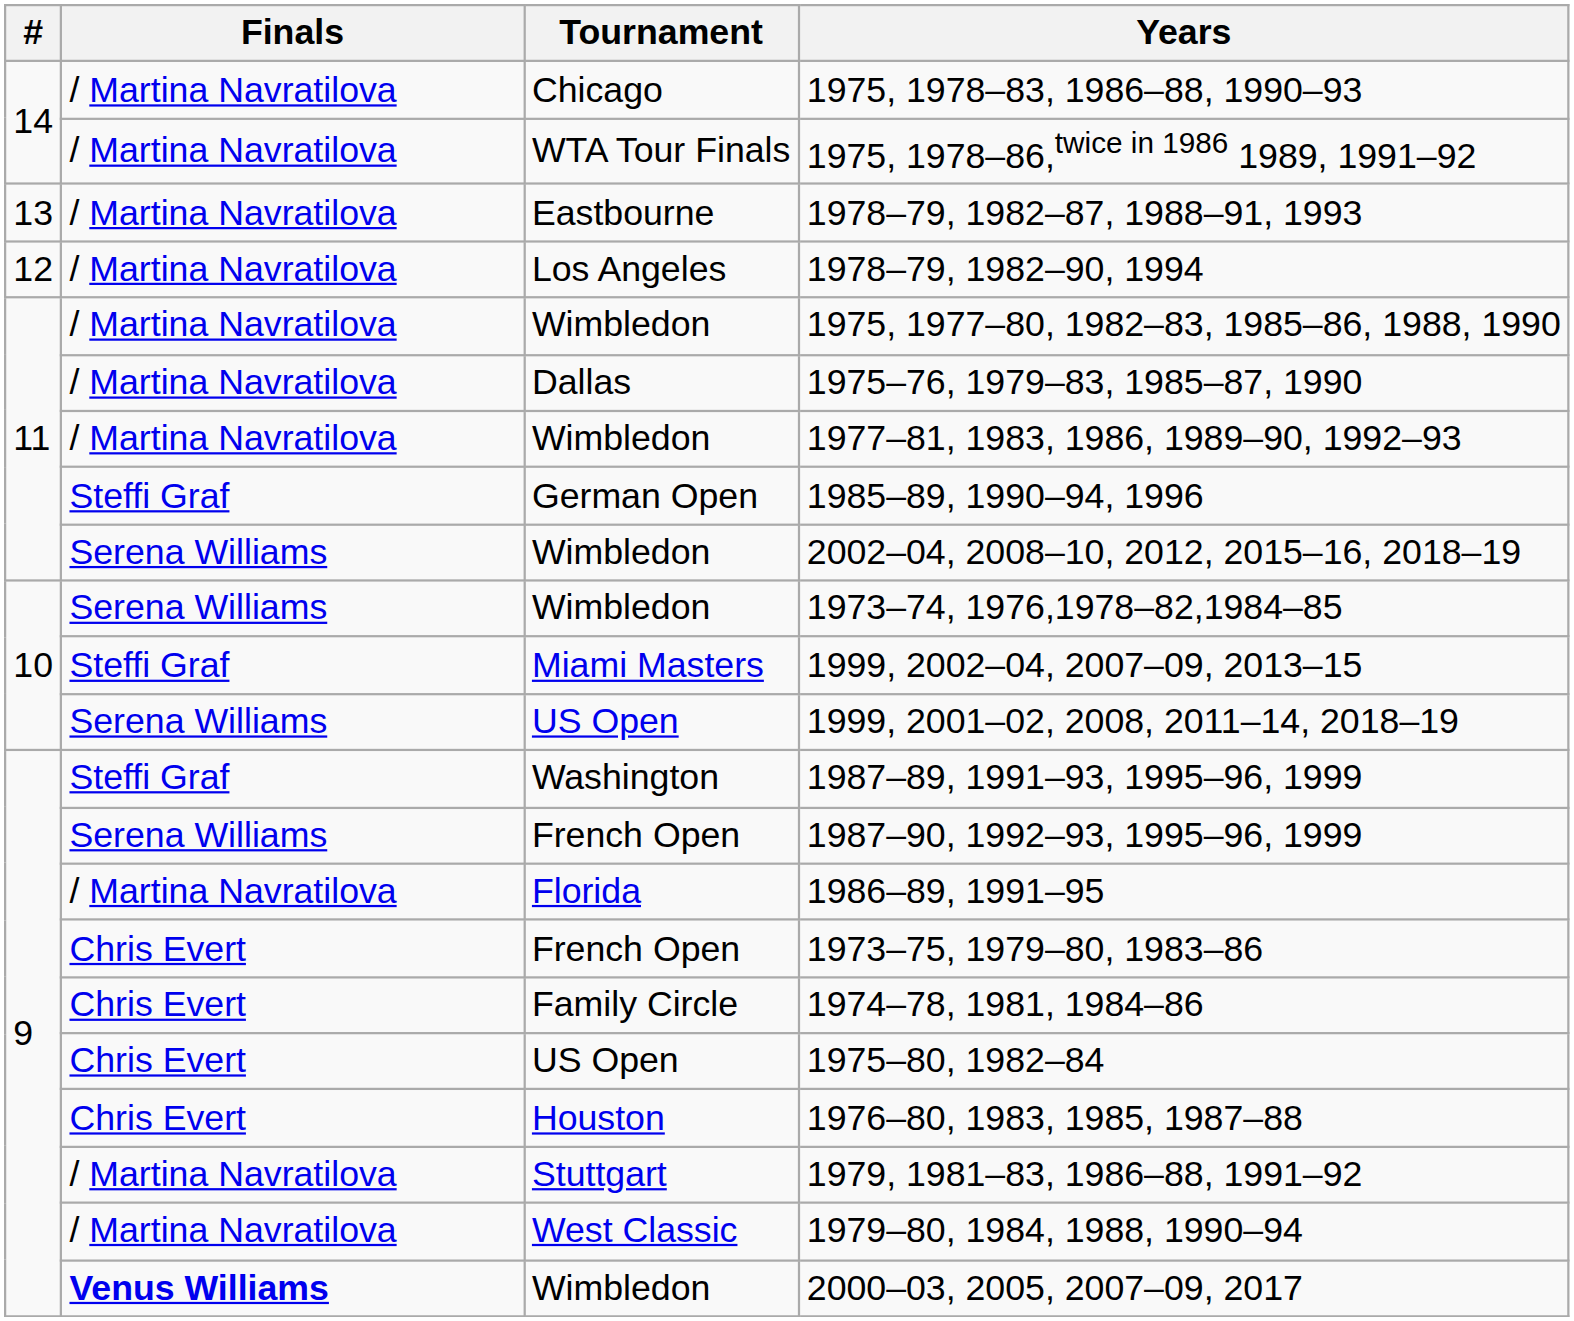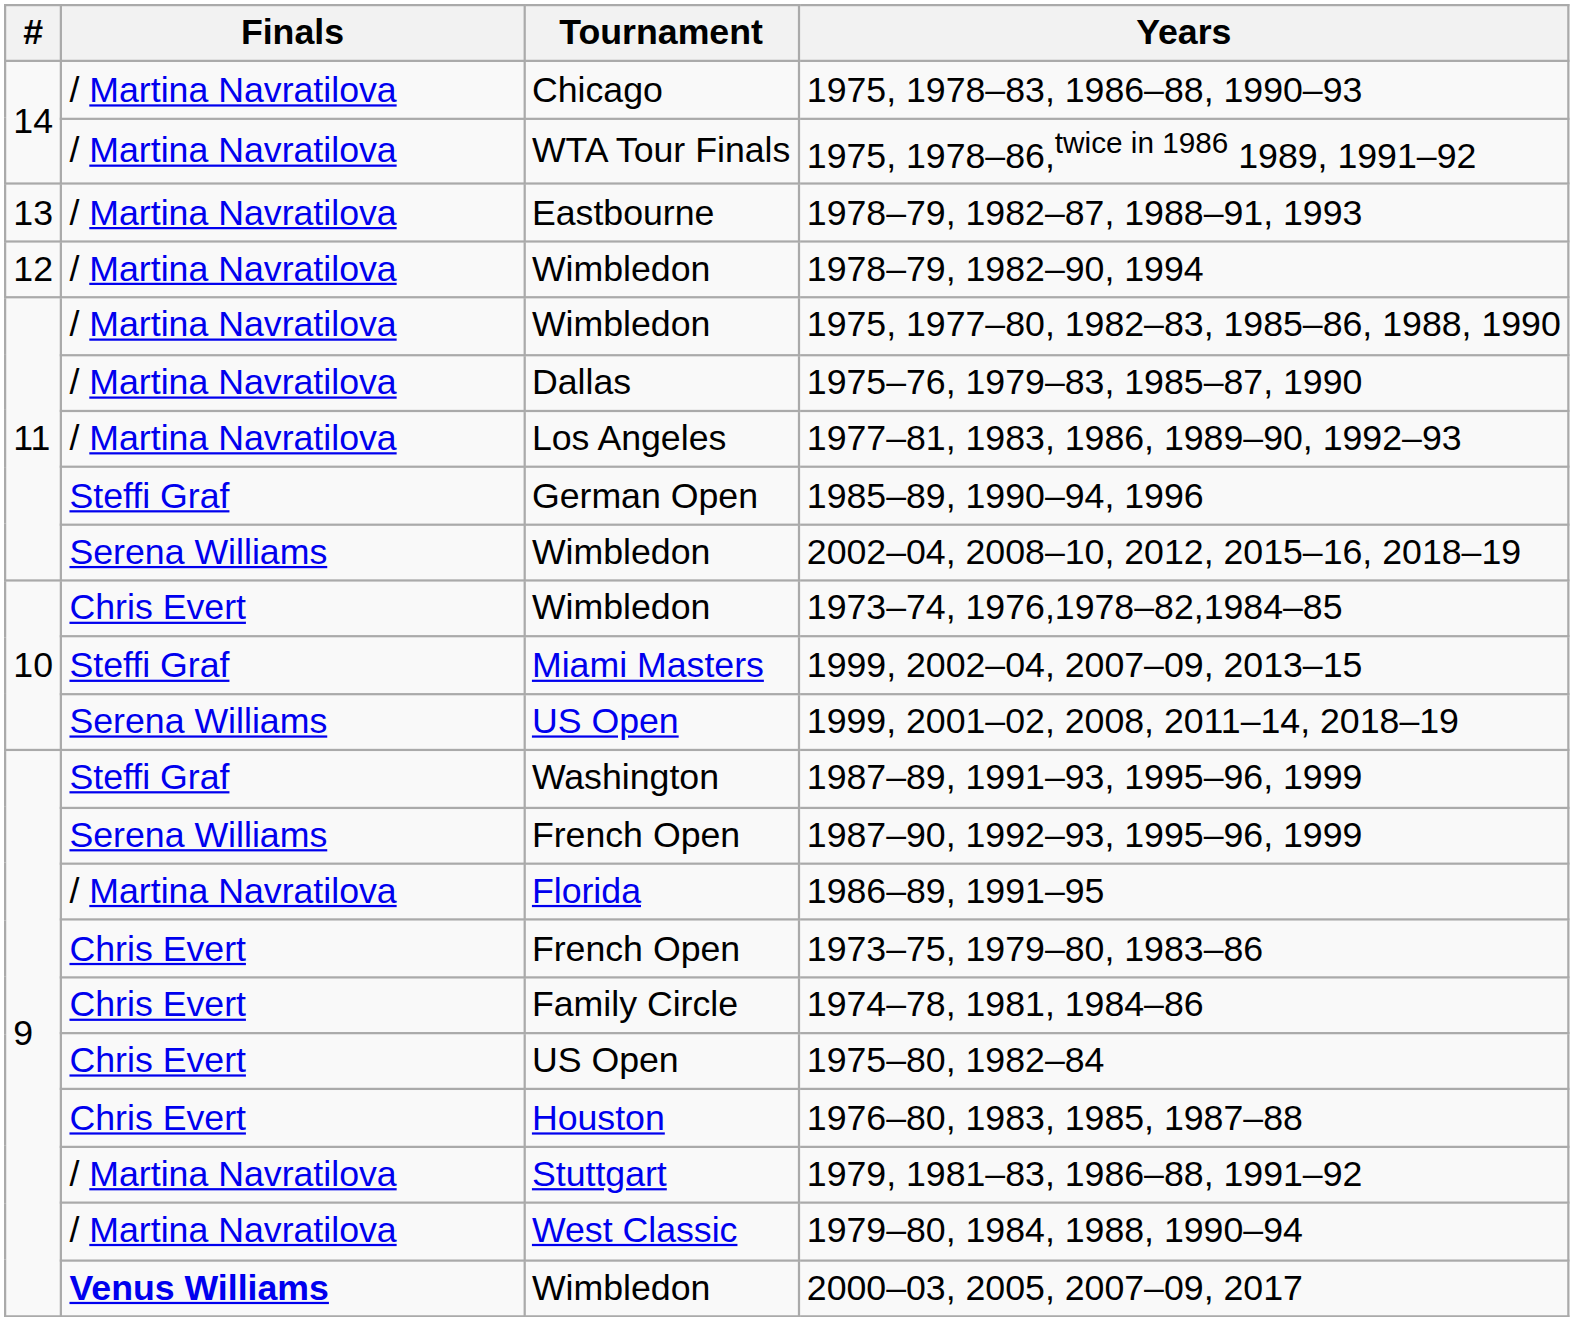(629, 268) Los Angeles -> (621, 268) Wimbledon
(621, 438) Wimbledon -> (629, 438) Los Angeles
(198, 608) Serena Williams -> (158, 608) Chris Evert
